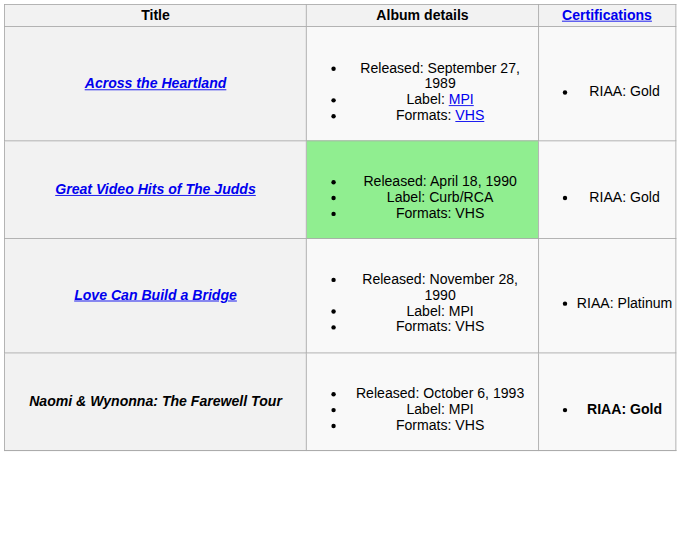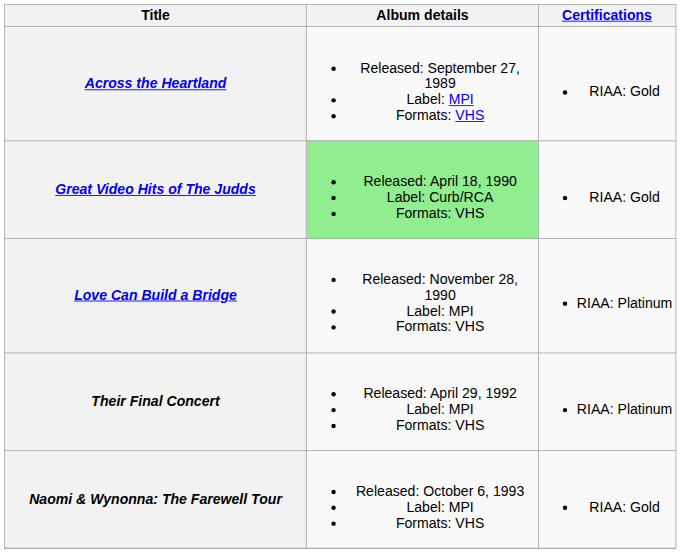+ row: (156, 401)
(607, 409) bold -> (607, 507) normal
